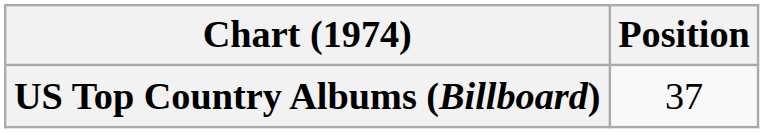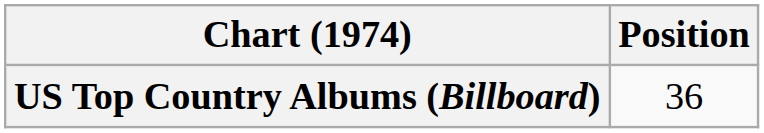(684, 95) 37 -> (684, 95) 36
